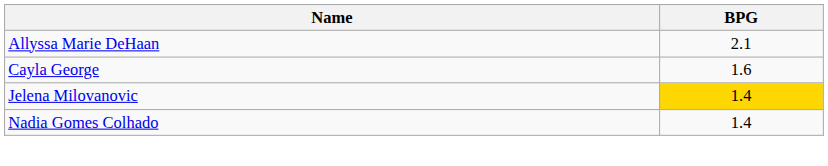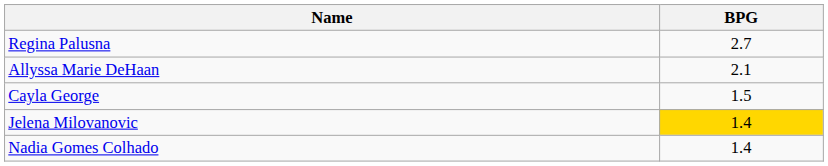+ row: (59, 43)
(741, 69) 1.6 -> (741, 95) 1.5
